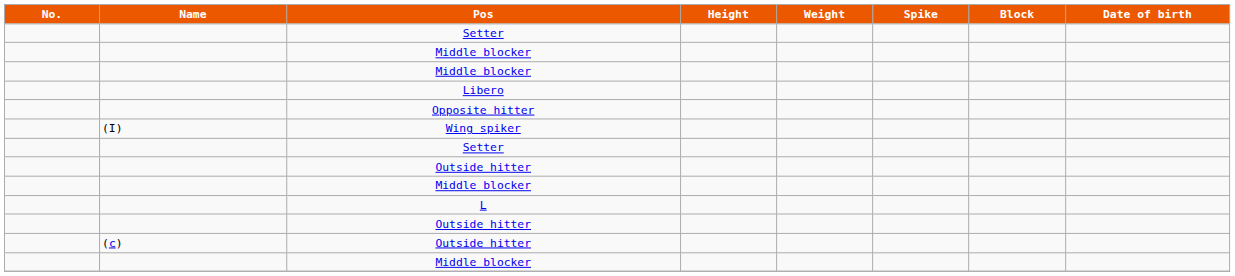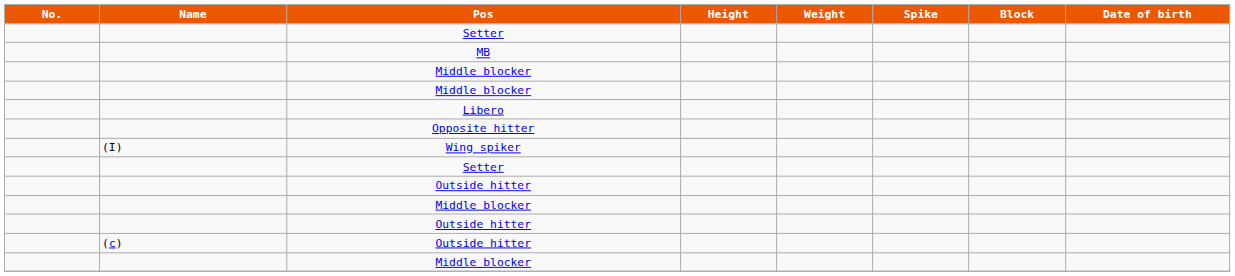+ row: (193, 52)
- row: (193, 204)
